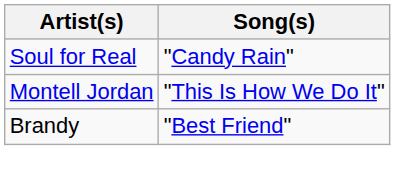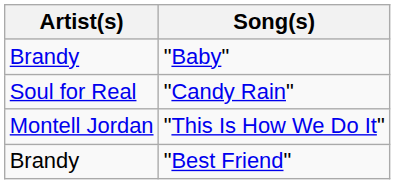+ row: (196, 56)
